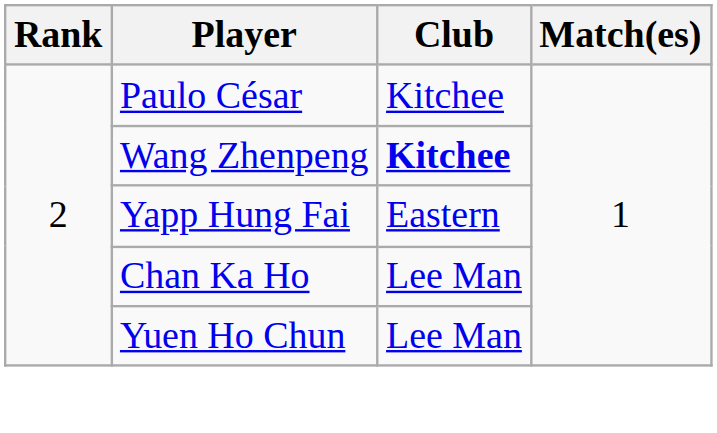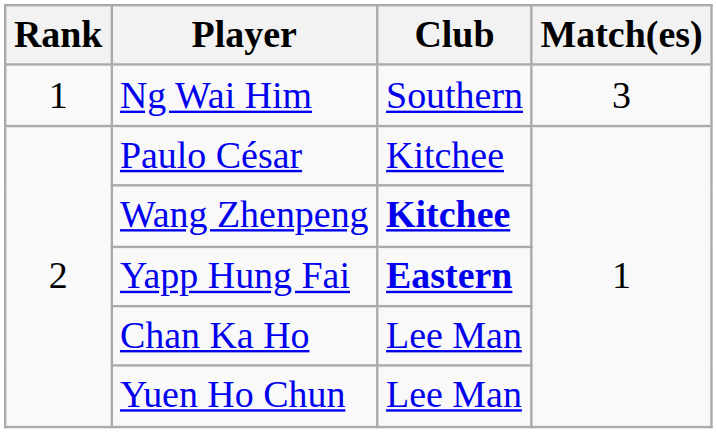+ row: (216, 94)
(443, 214) normal -> (449, 275) bold
